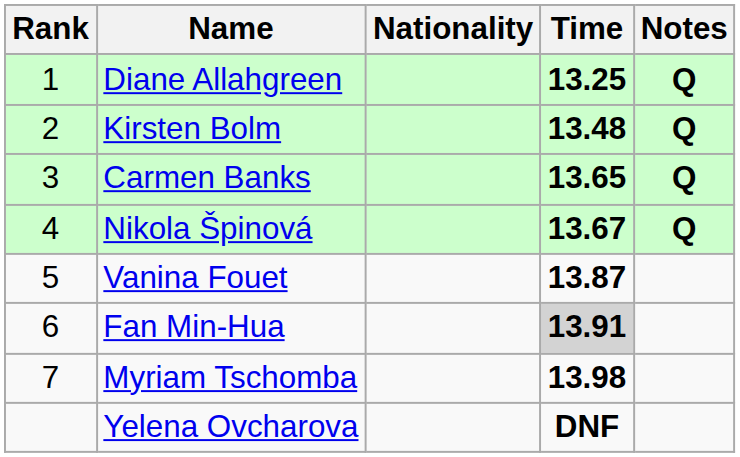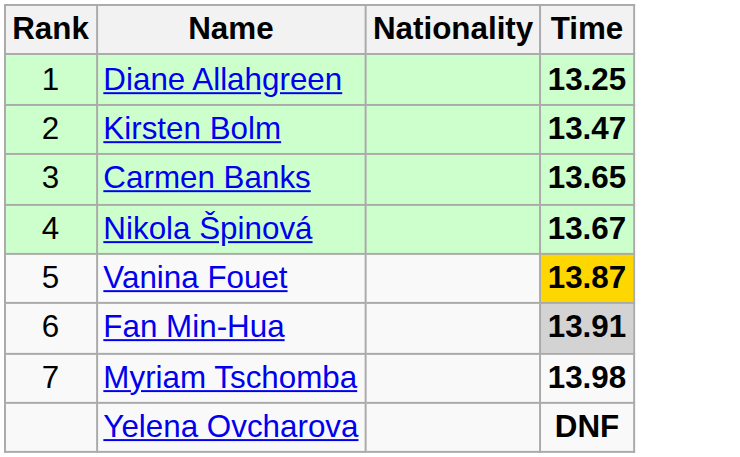- column: (684, 29)
(587, 128) 13.48 -> (587, 128) 13.47
(587, 278) no background -> (587, 278) gold background
